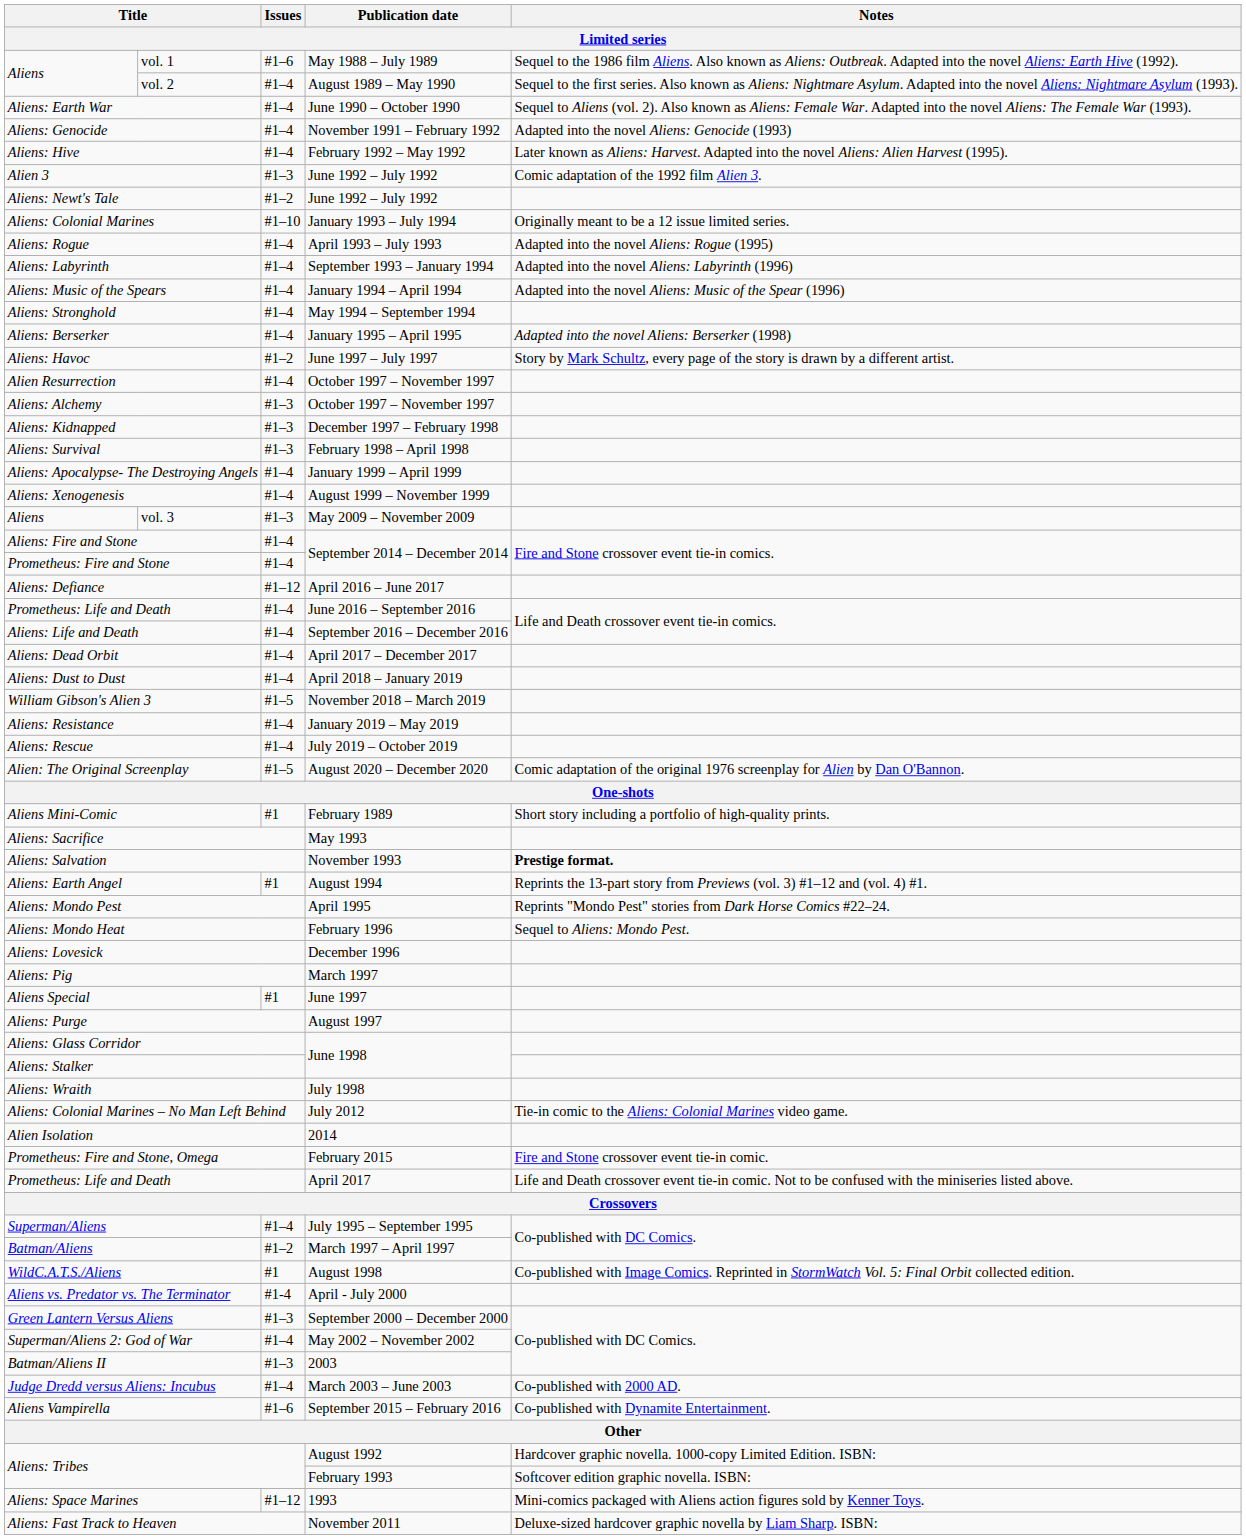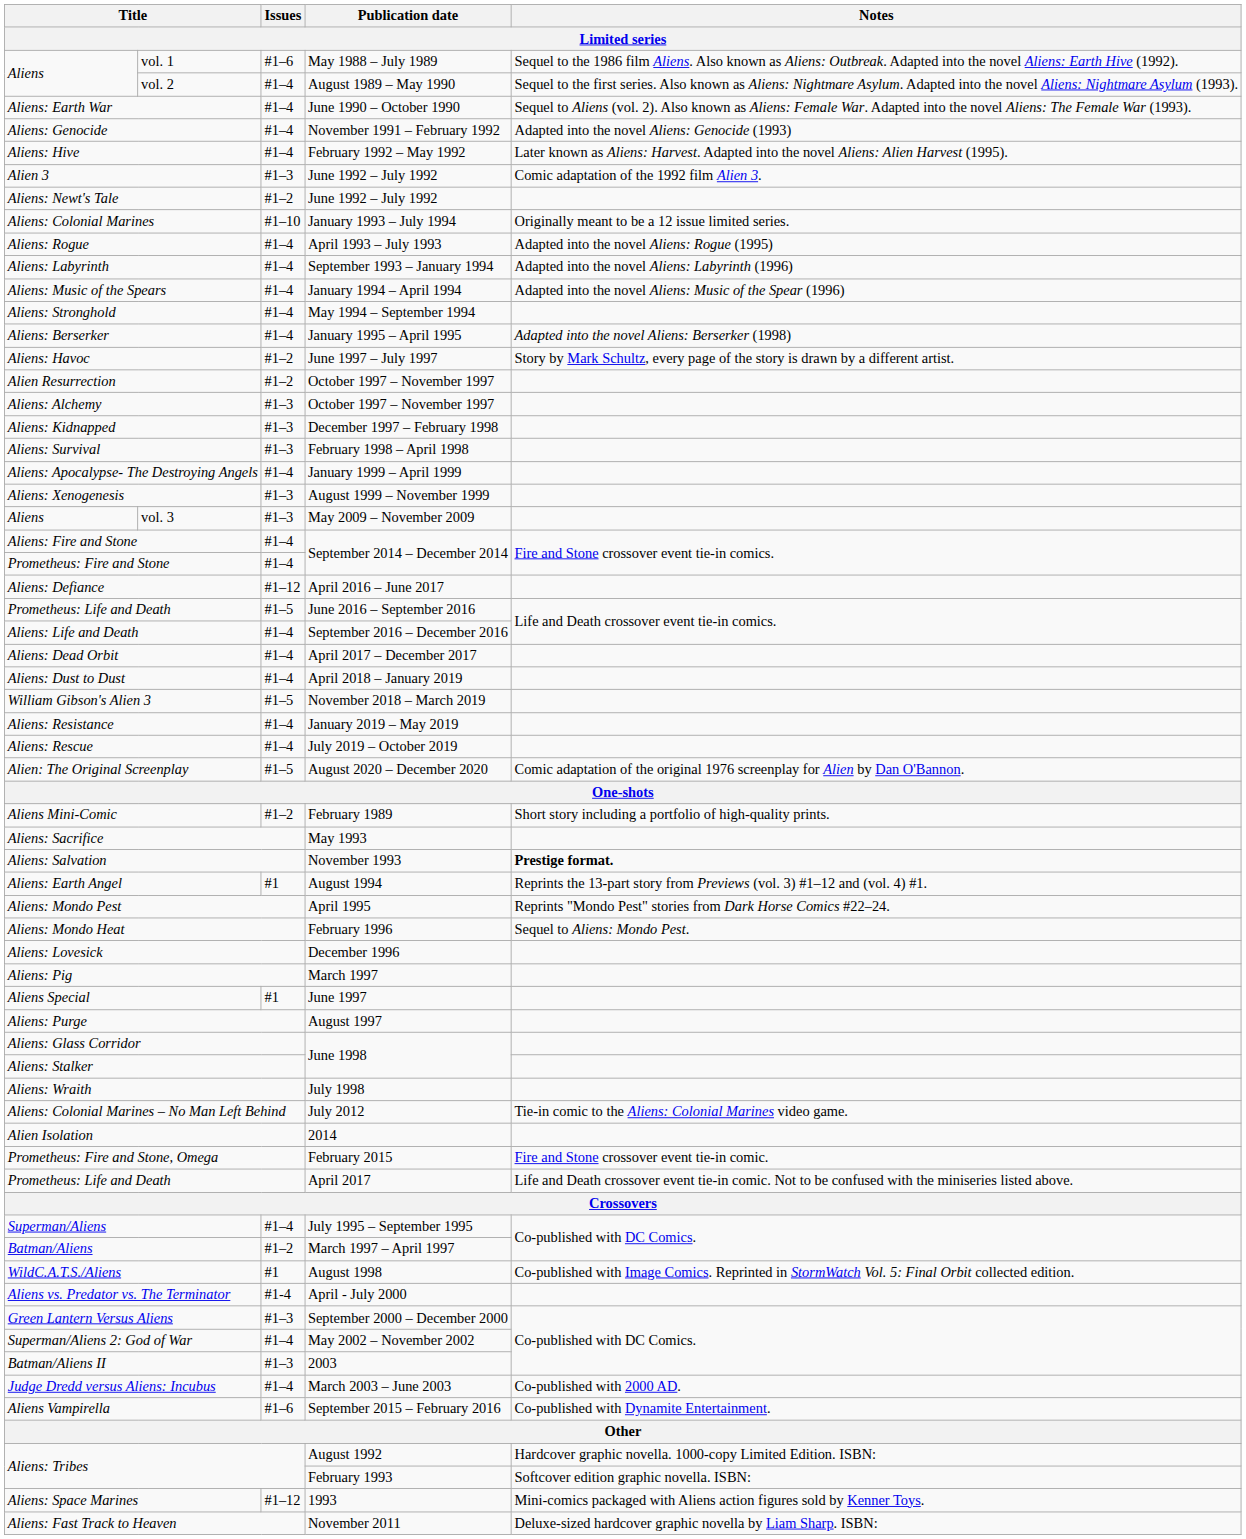(279, 381) #1–4 -> (279, 381) #1–2
(279, 495) #1–4 -> (279, 495) #1–3
(279, 609) #1–4 -> (279, 609) #1–5
(272, 815) #1 -> (279, 815) #1–2
